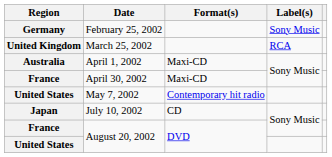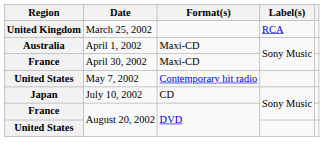- row: (44, 29)
